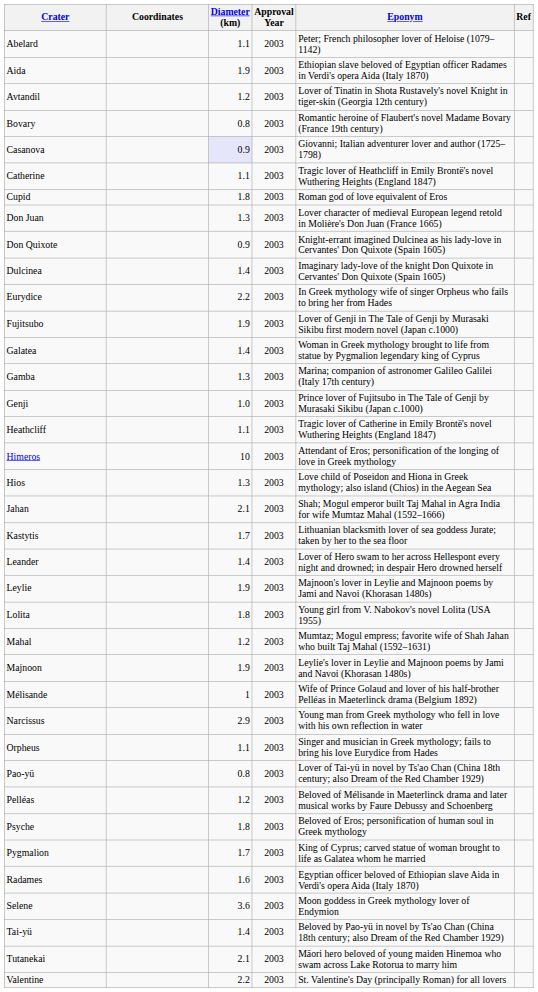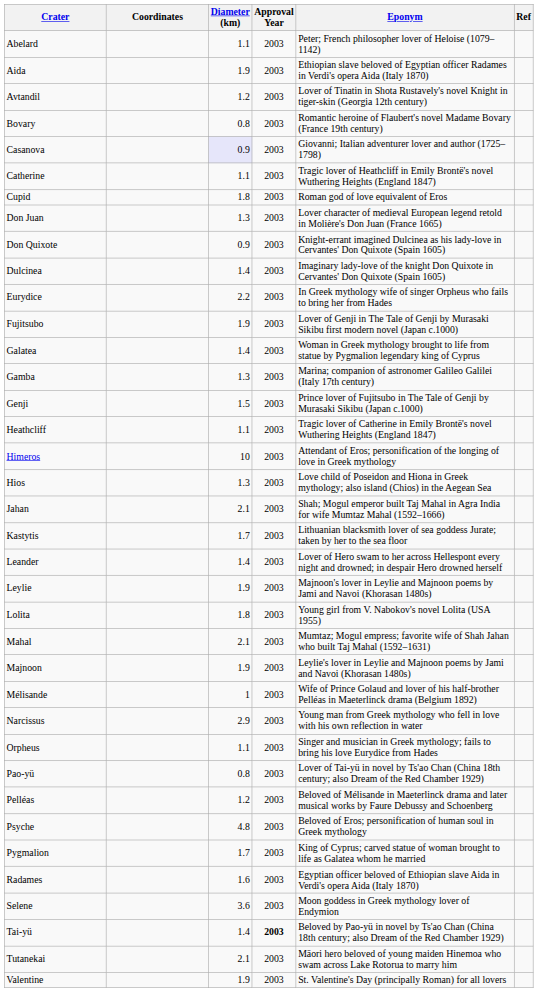(244, 403) 1.0 -> (244, 403) 1.5
(244, 641) 1.2 -> (244, 641) 2.1
(244, 826) 1.8 -> (244, 826) 4.8
(274, 932) normal -> (274, 932) bold
(244, 980) 2.2 -> (244, 980) 1.9
